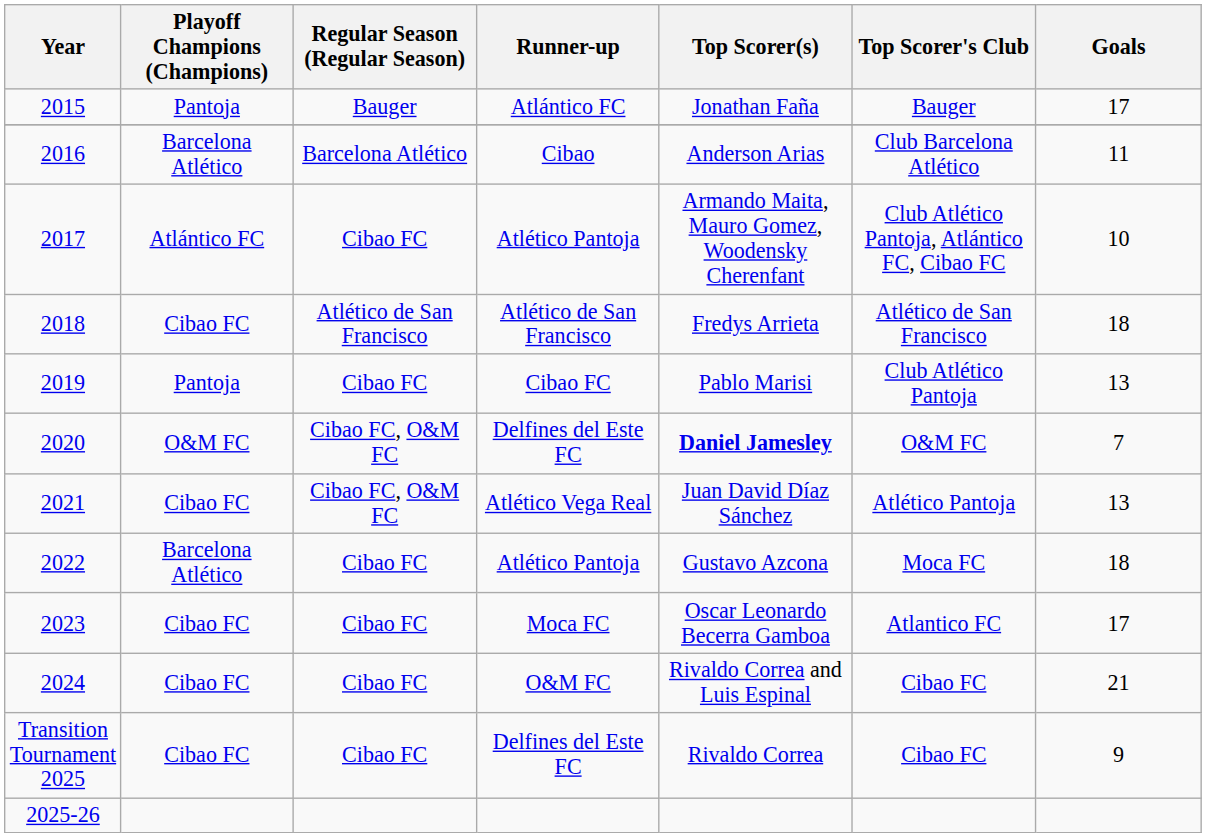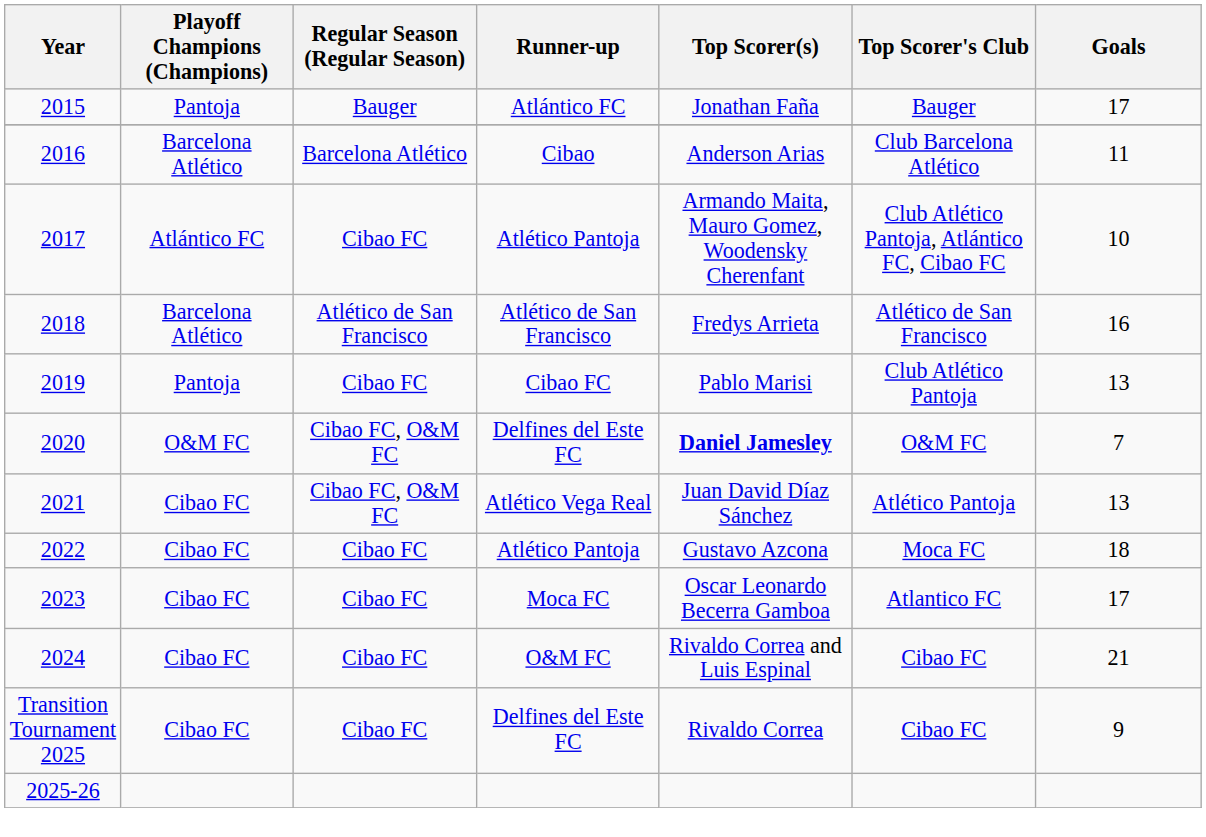(207, 323) Cibao FC -> (207, 323) Barcelona Atlético
(1119, 323) 18 -> (1119, 323) 16
(207, 562) Barcelona Atlético -> (207, 550) Cibao FC
